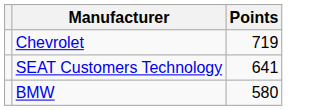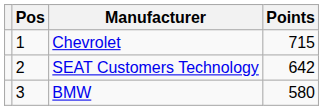+ column: (30, 17)
(265, 43) 719 -> (302, 43) 715
(265, 68) 641 -> (302, 68) 642
